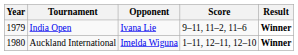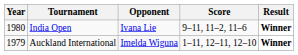(16, 28) 1979 -> (16, 28) 1980
(16, 43) 1980 -> (16, 43) 1979
